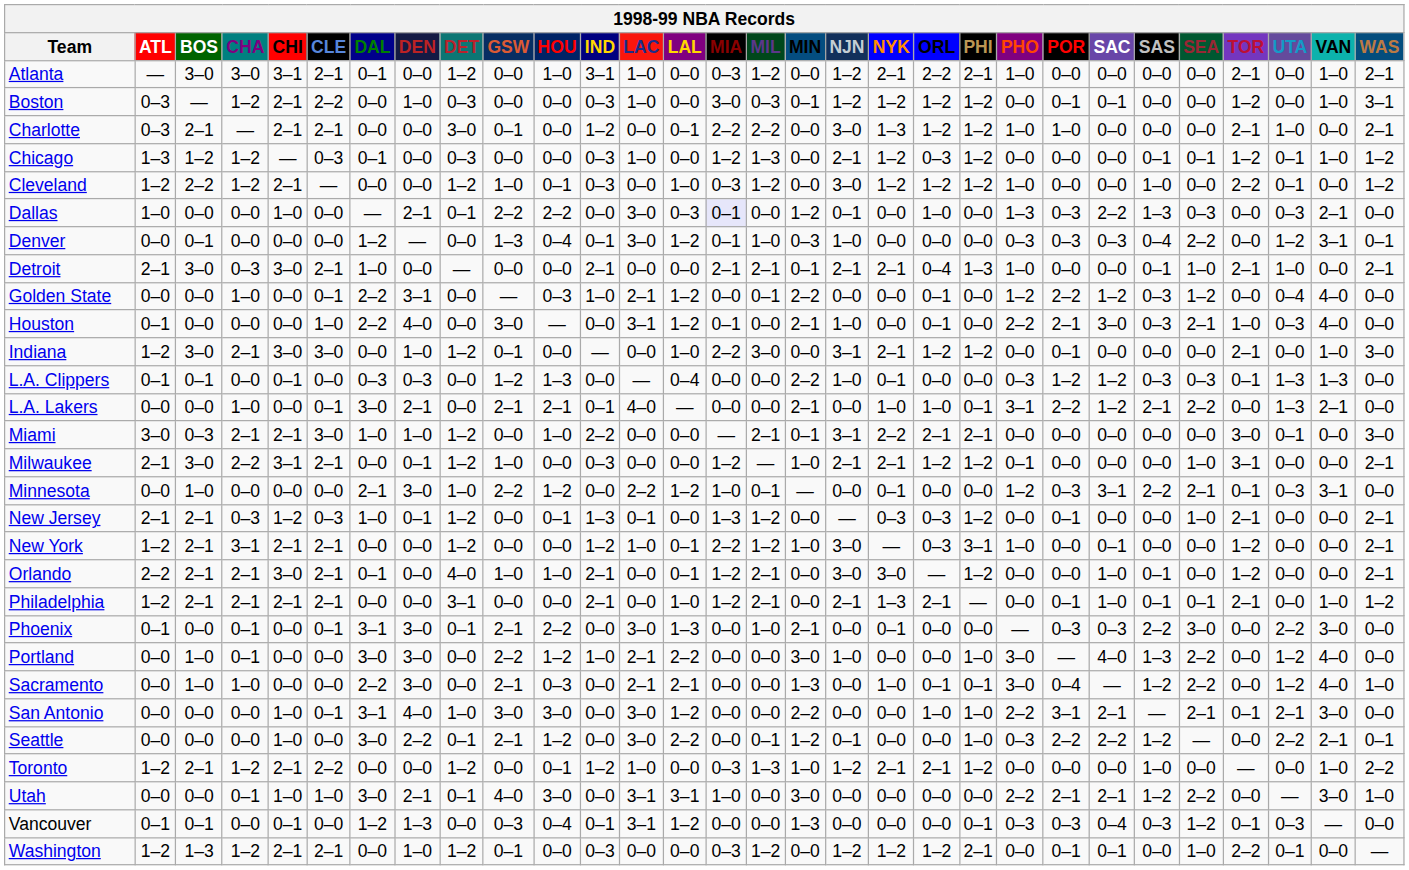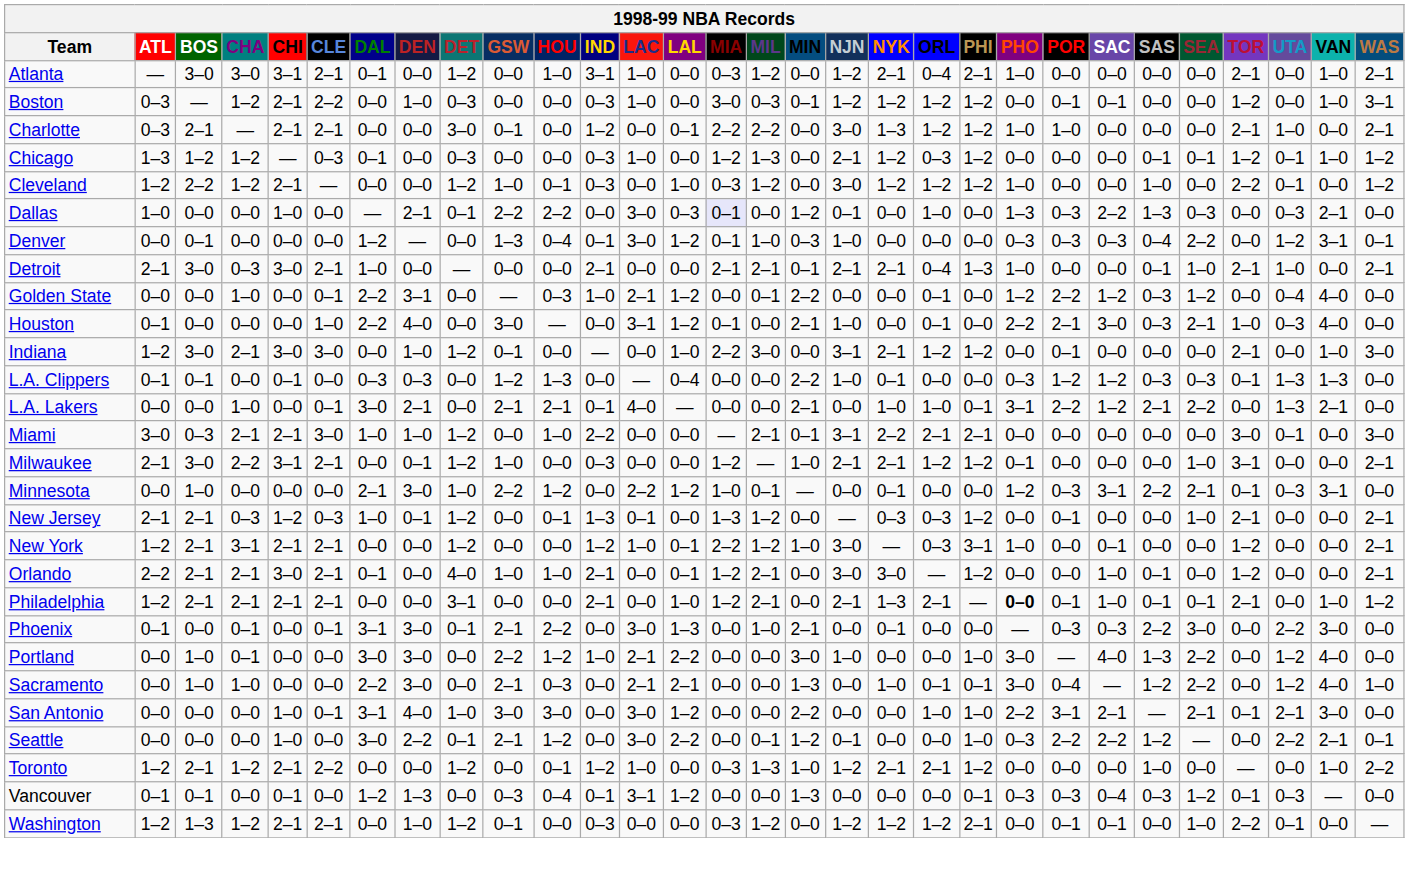(937, 74) 2–2 -> (937, 74) 0–4
(1020, 602) normal -> (1020, 602) bold
- row: (27, 796)
